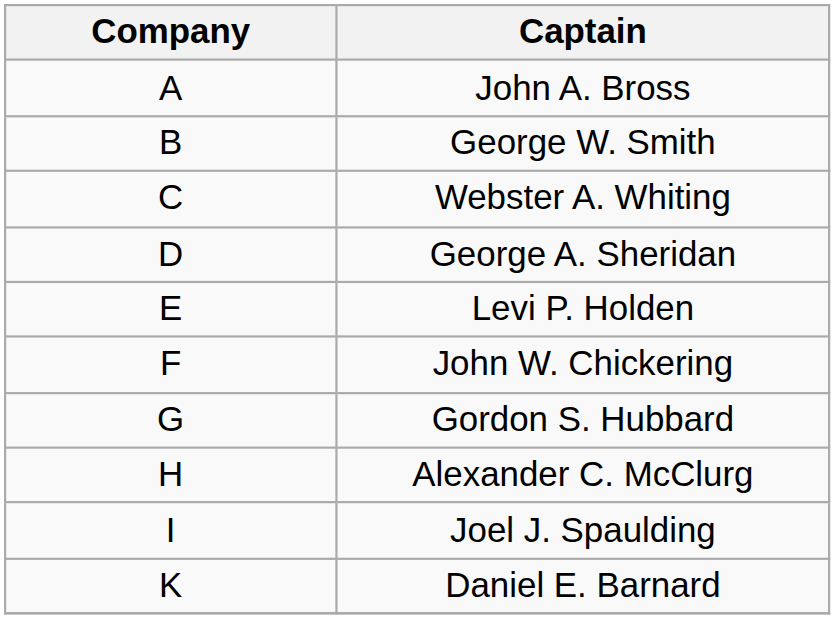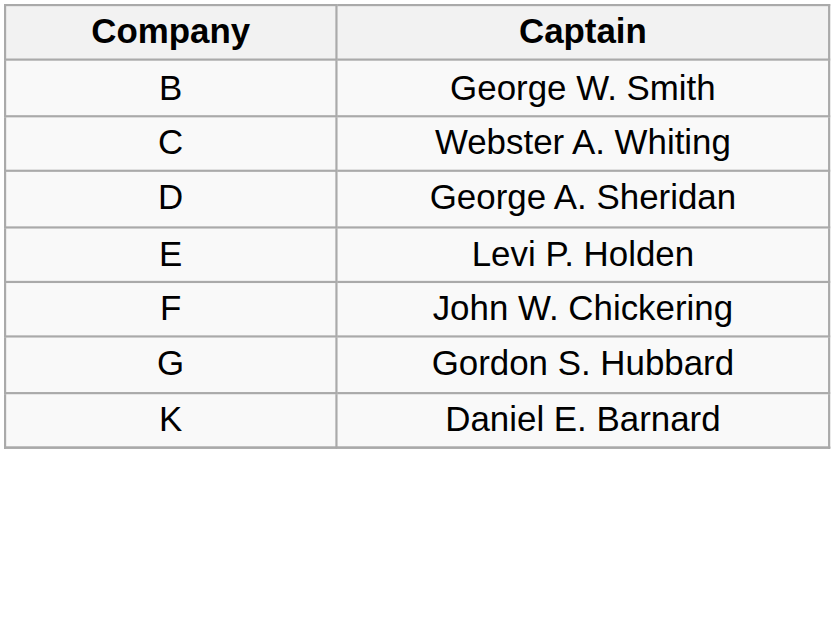- row: (583, 87)
- row: (583, 474)
- row: (583, 530)
